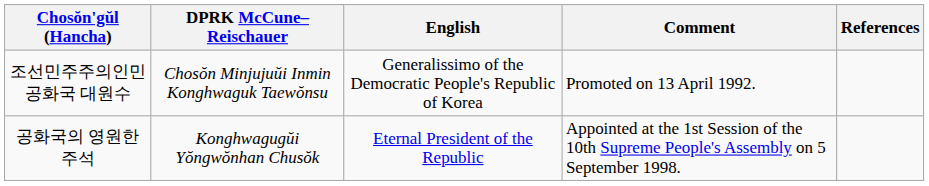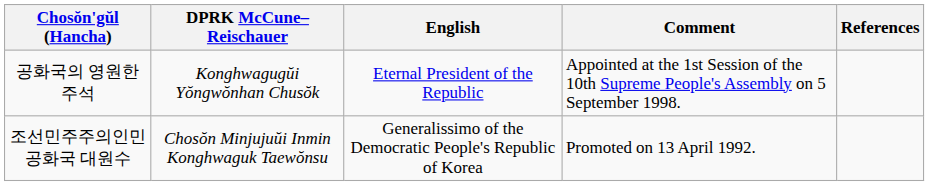rows swapped: (78, 147) <-> (78, 82)
